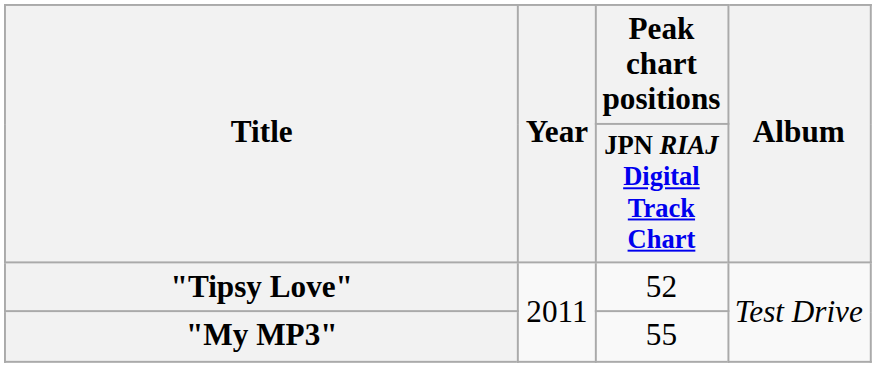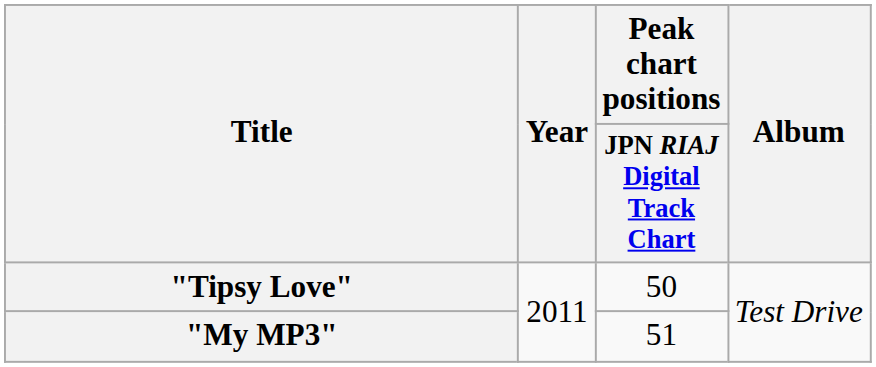(661, 286) 52 -> (661, 286) 50
(661, 335) 55 -> (661, 335) 51
